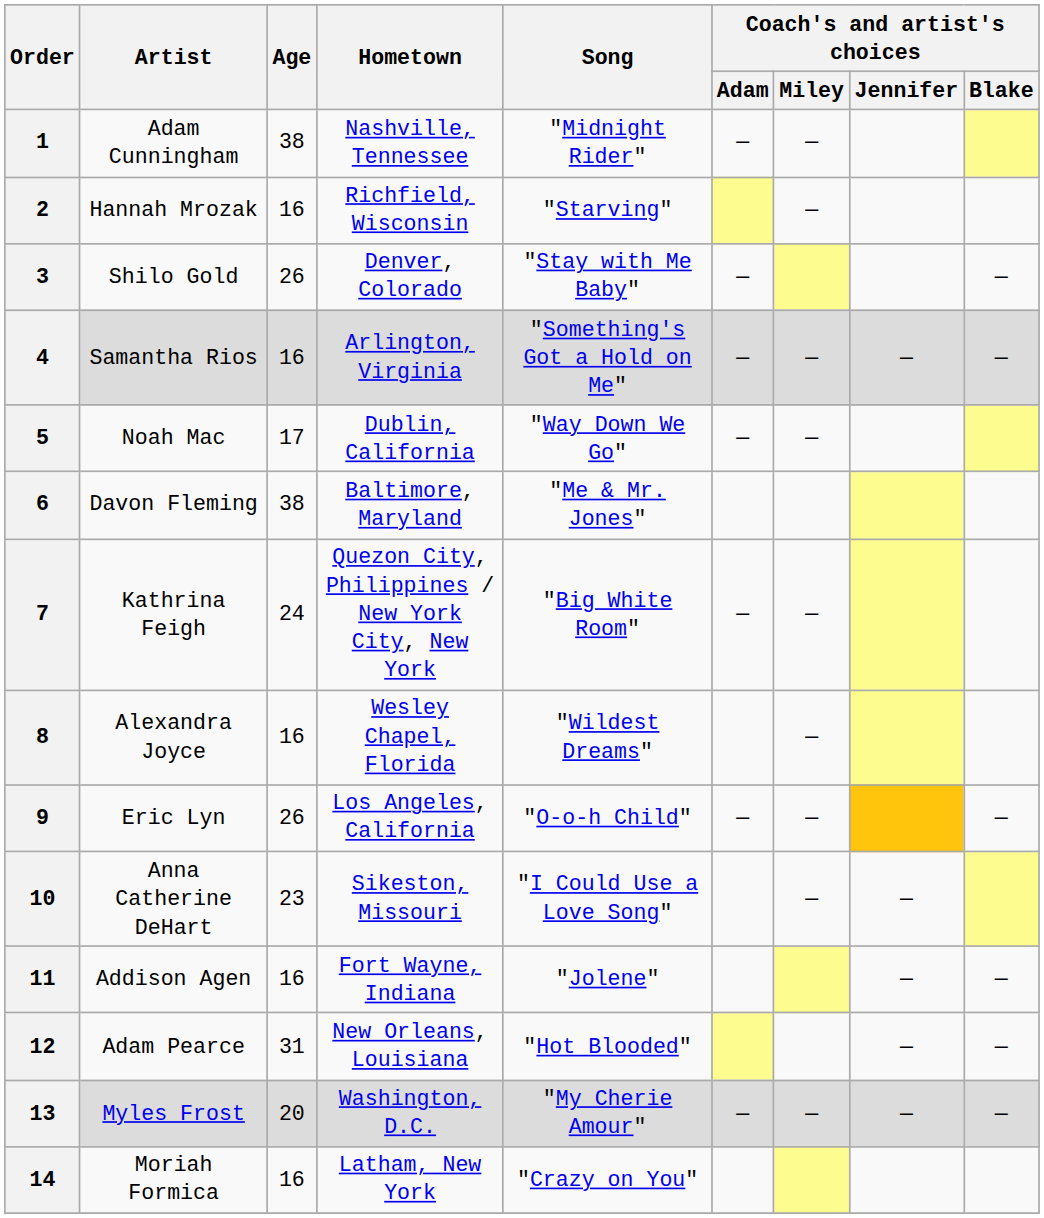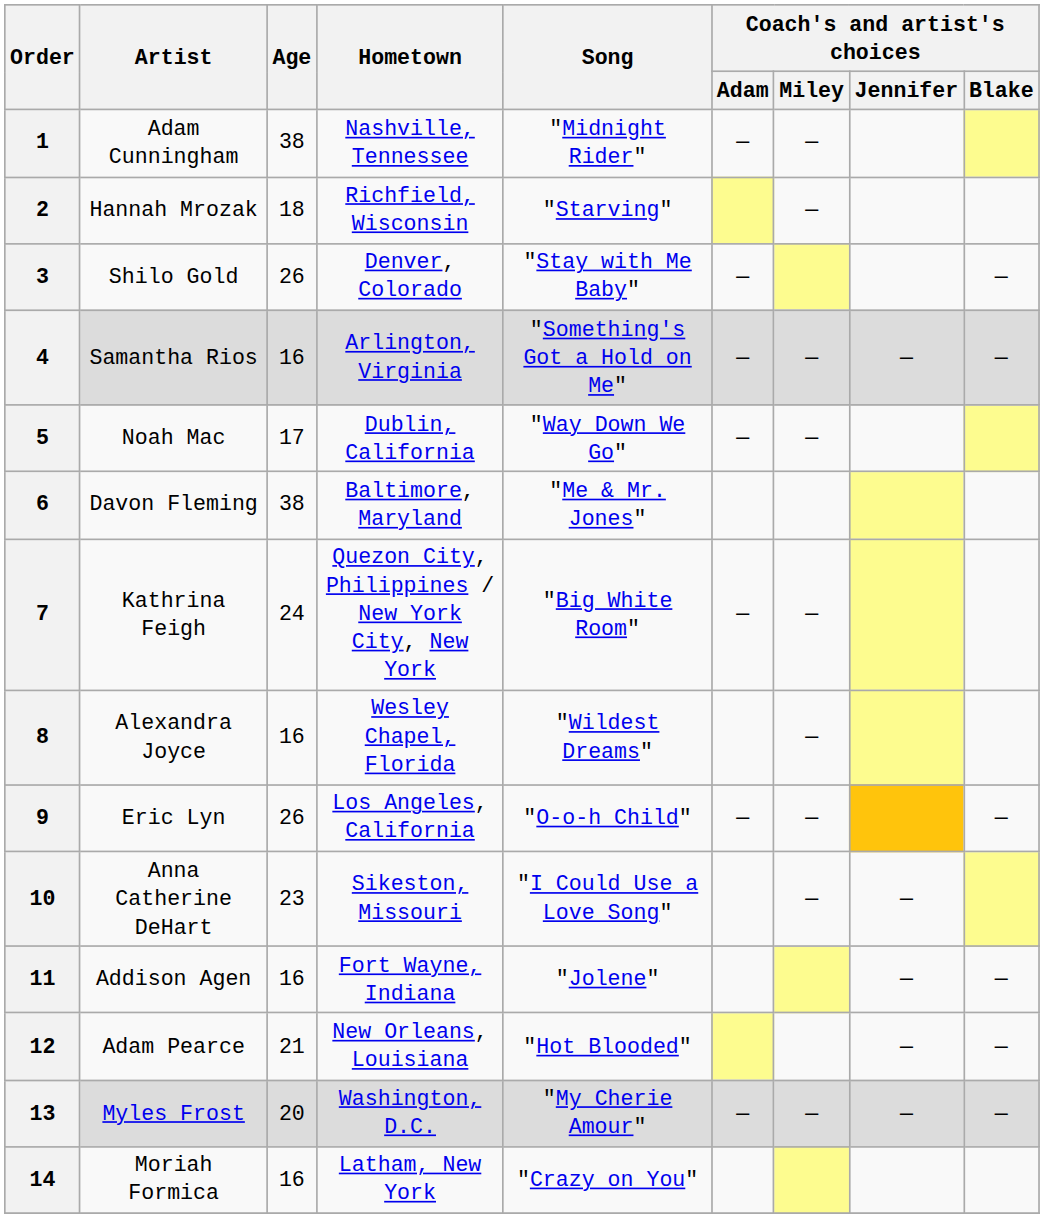(292, 210) 16 -> (292, 210) 18
(292, 1047) 31 -> (292, 1047) 21
